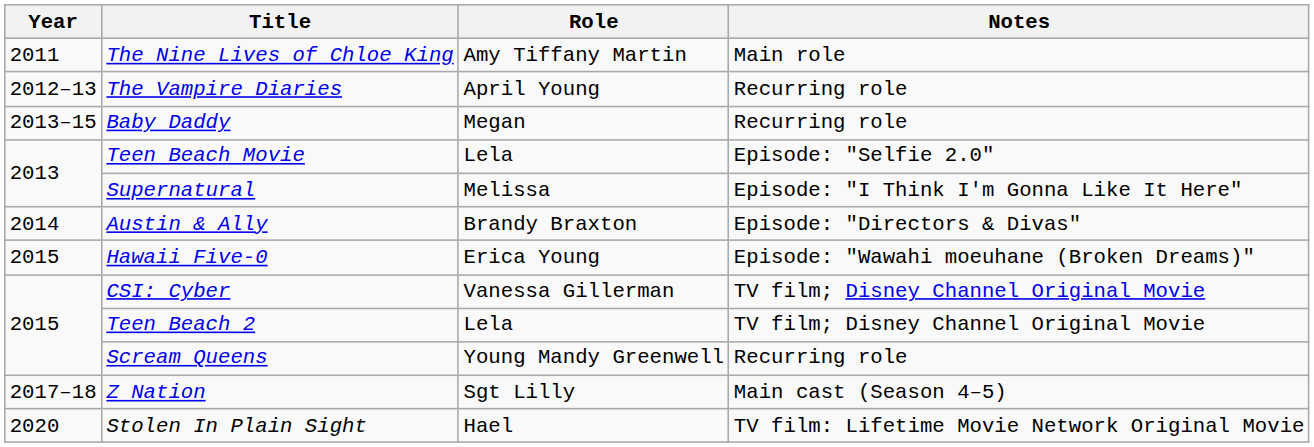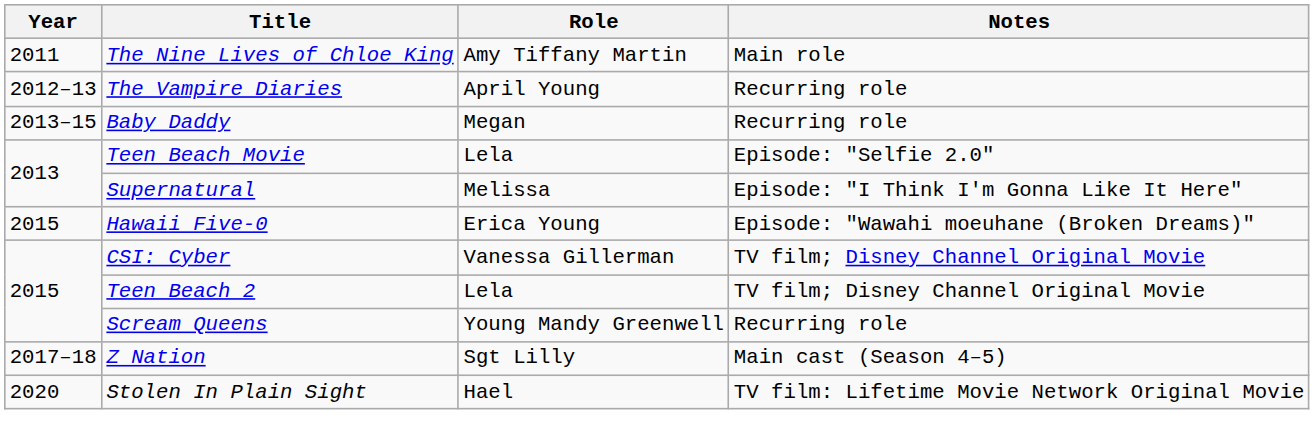- row: (187, 224)
